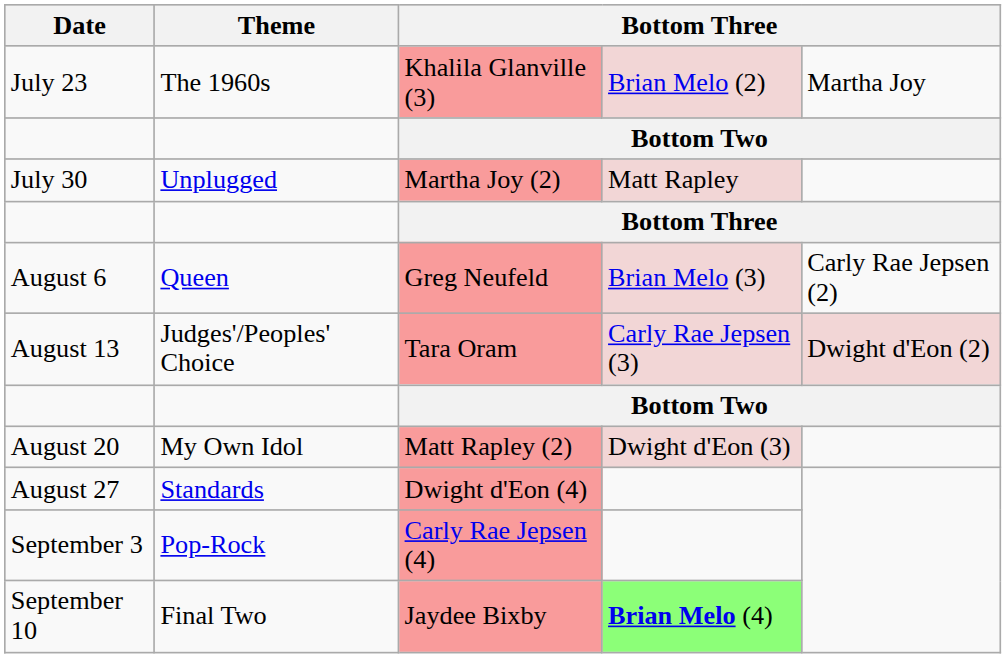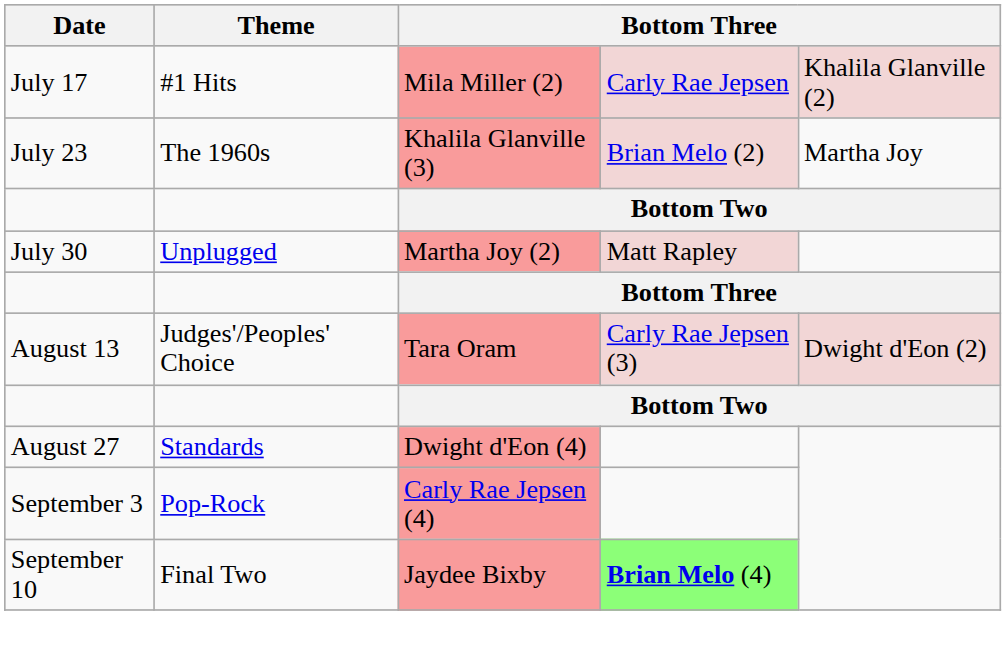+ row: (49, 81)
- row: (59, 277)
- row: (65, 446)
